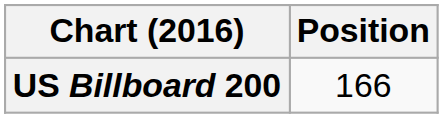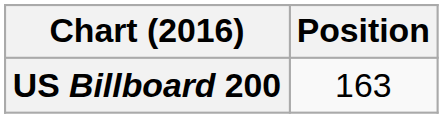(363, 84) 166 -> (363, 84) 163
